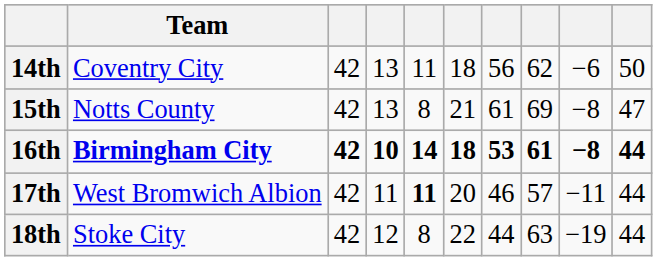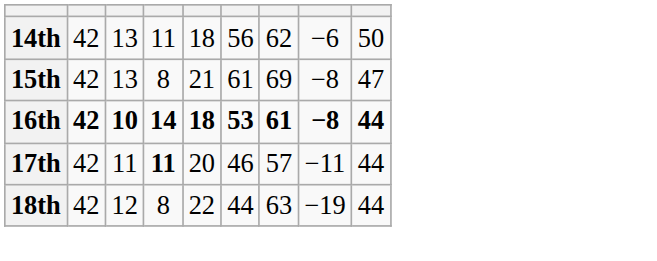- column: (197, 25)
